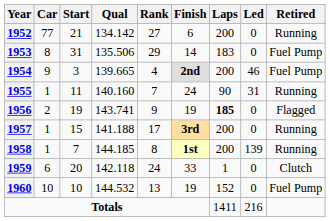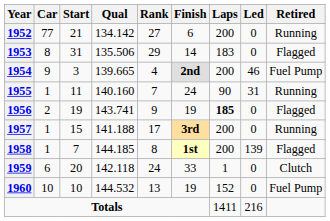(296, 52) Fuel Pump -> (296, 52) Flagged
(296, 149) Running -> (296, 149) Flagged
